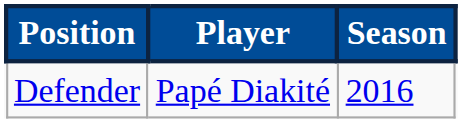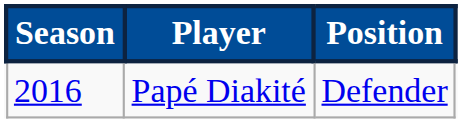columns swapped: (397, 33) <-> (77, 33)
